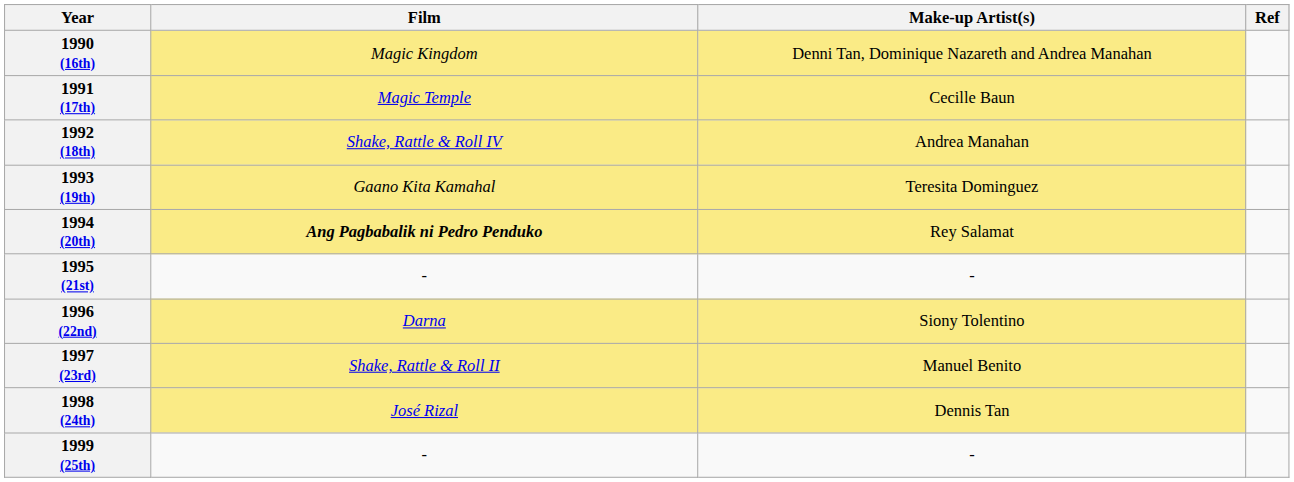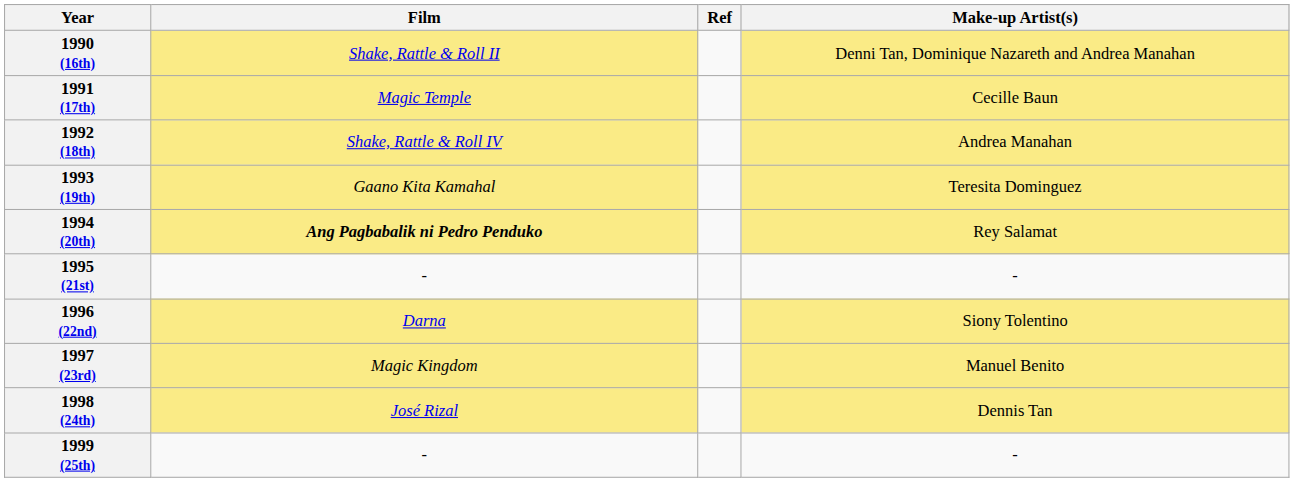columns swapped: (972, 17) <-> (1267, 17)
(424, 52) Magic Kingdom -> (424, 52) Shake, Rattle & Roll II
(424, 365) Shake, Rattle & Roll II -> (424, 365) Magic Kingdom
